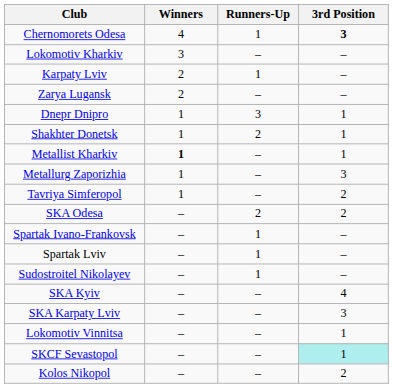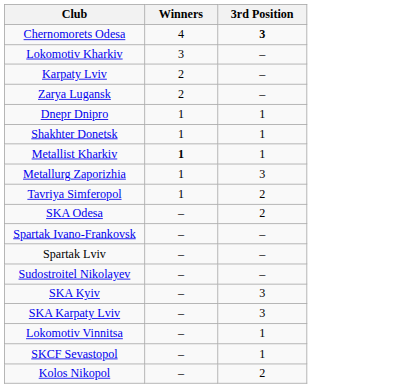- column: (258, 14)
(343, 294) 4 -> (262, 294) 3
(343, 354) paleturquoise background -> (262, 354) no background
